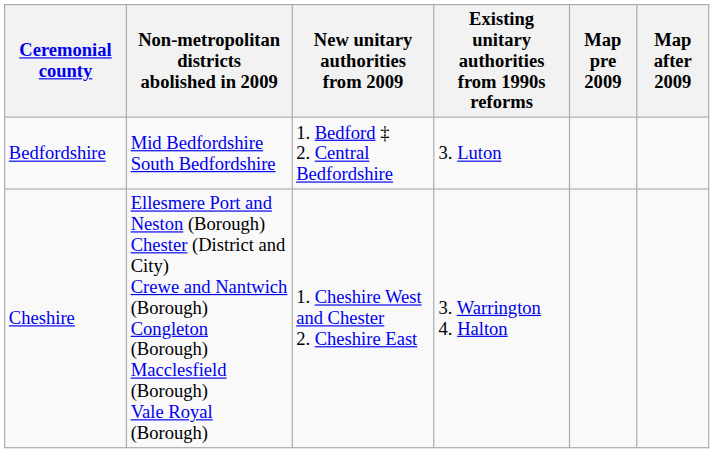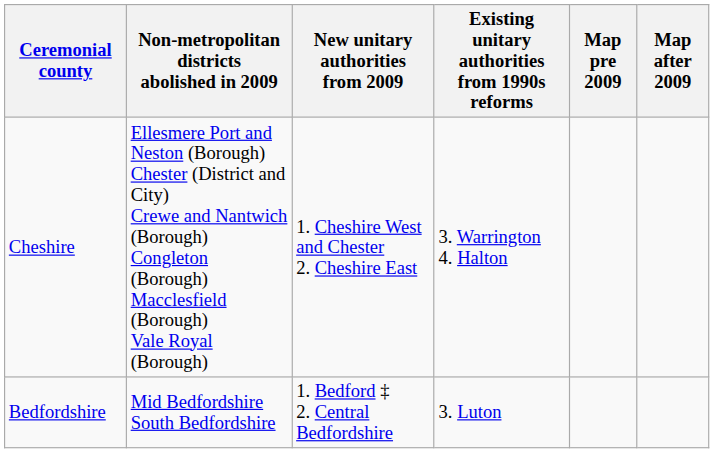rows swapped: (57, 153) <-> (42, 318)
